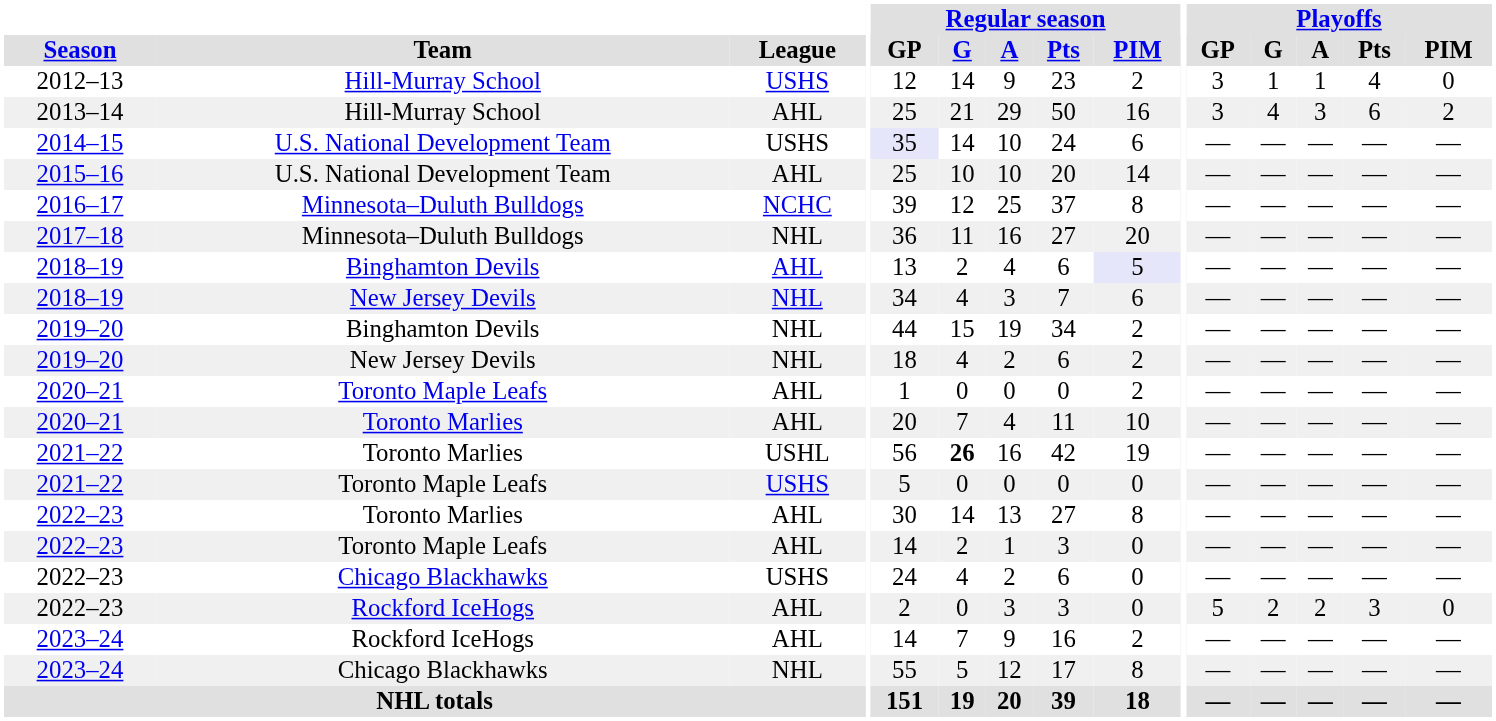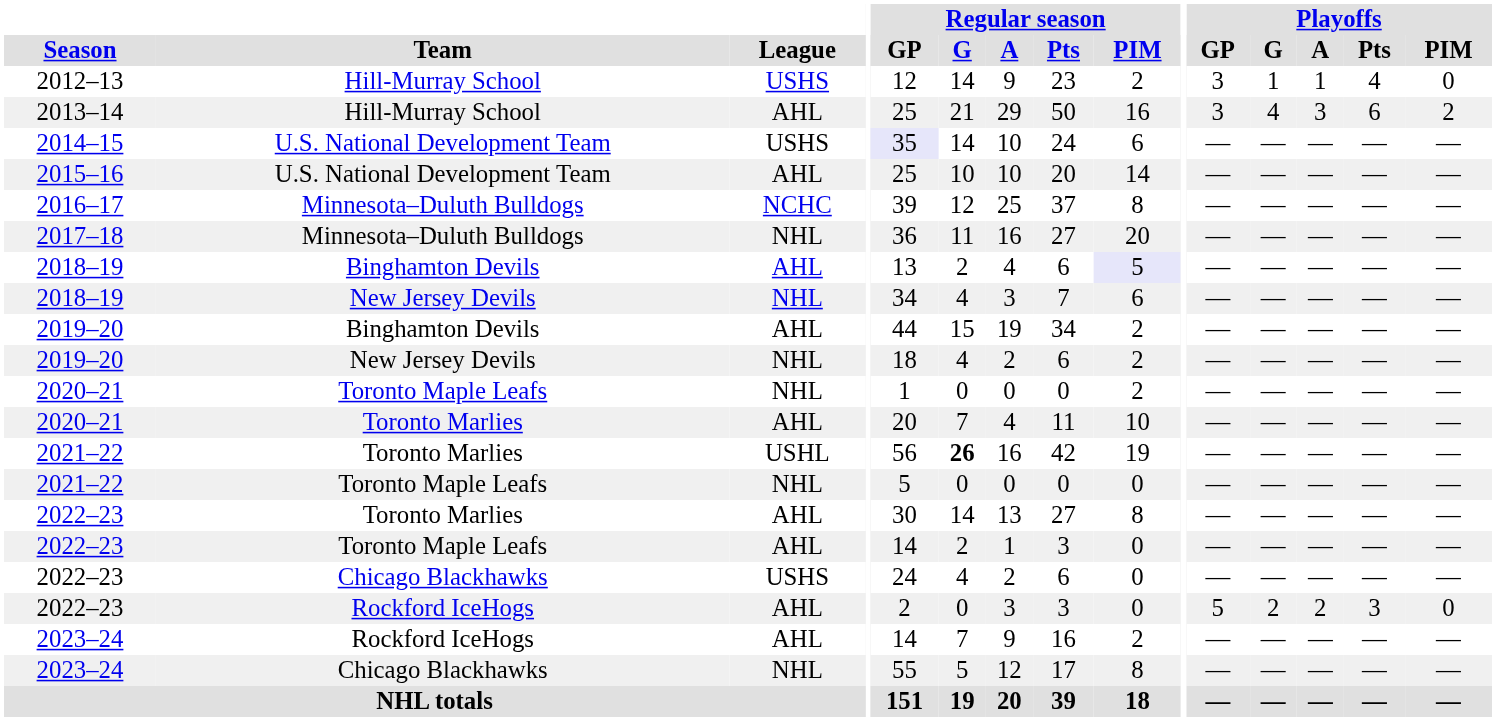(797, 329) NHL -> (797, 329) AHL
(797, 391) AHL -> (797, 391) NHL
(797, 484) USHS -> (797, 484) NHL
